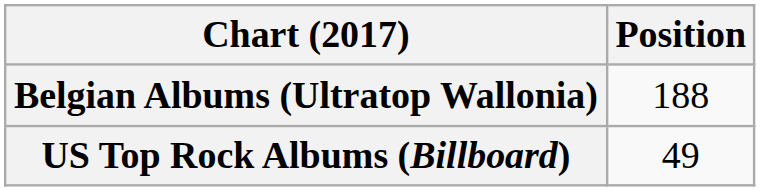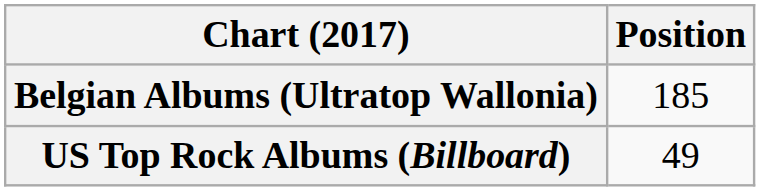(681, 94) 188 -> (681, 94) 185
